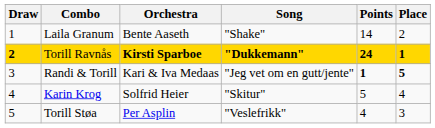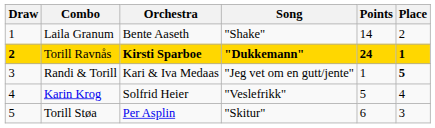(363, 73) bold -> (363, 73) normal
(245, 93) "Skitur" -> (255, 93) "Veslefrikk"
(255, 113) "Veslefrikk" -> (245, 113) "Skitur"
(363, 113) 4 -> (363, 113) 6
